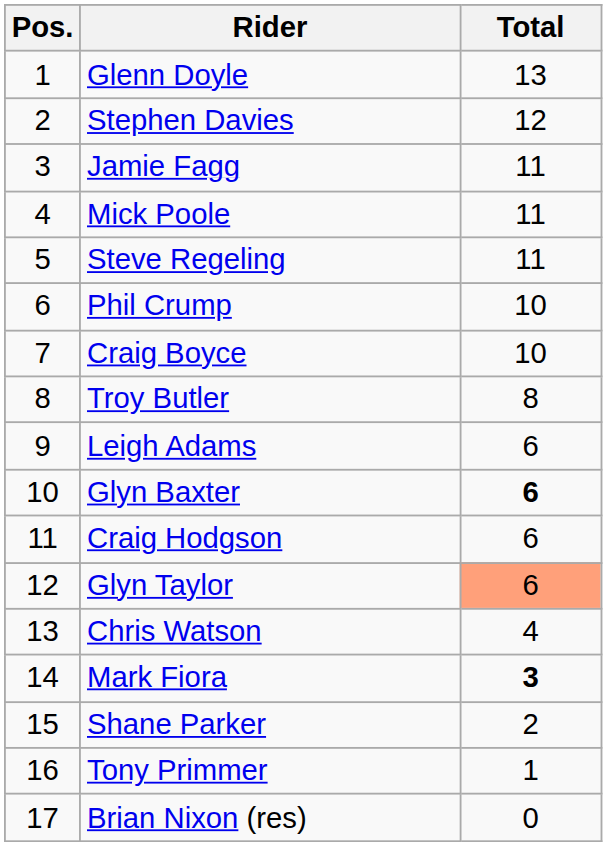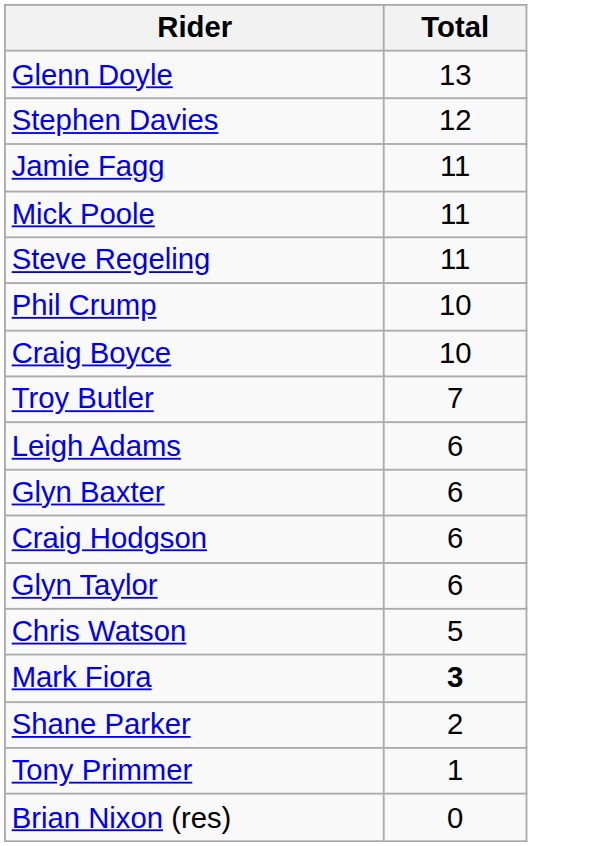- column: (43, 27)
(531, 399) 8 -> (455, 399) 7
(531, 492) bold -> (455, 492) normal
(531, 584) lightsalmon background -> (455, 584) no background
(531, 631) 4 -> (455, 631) 5
